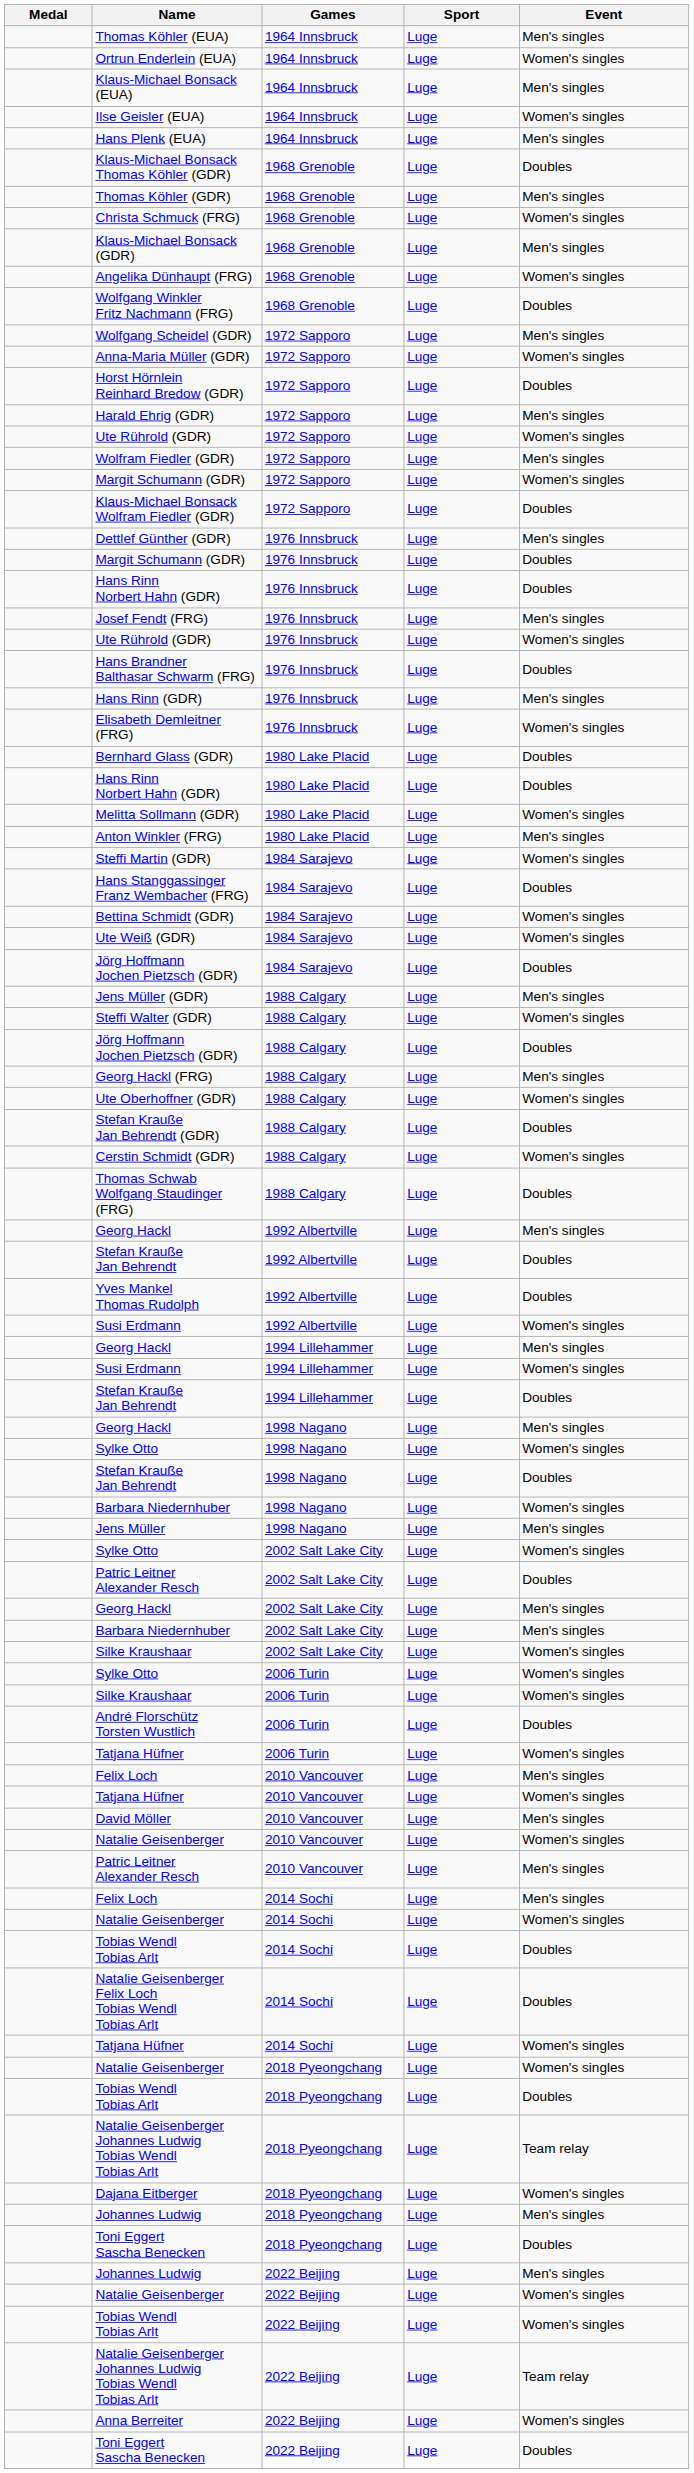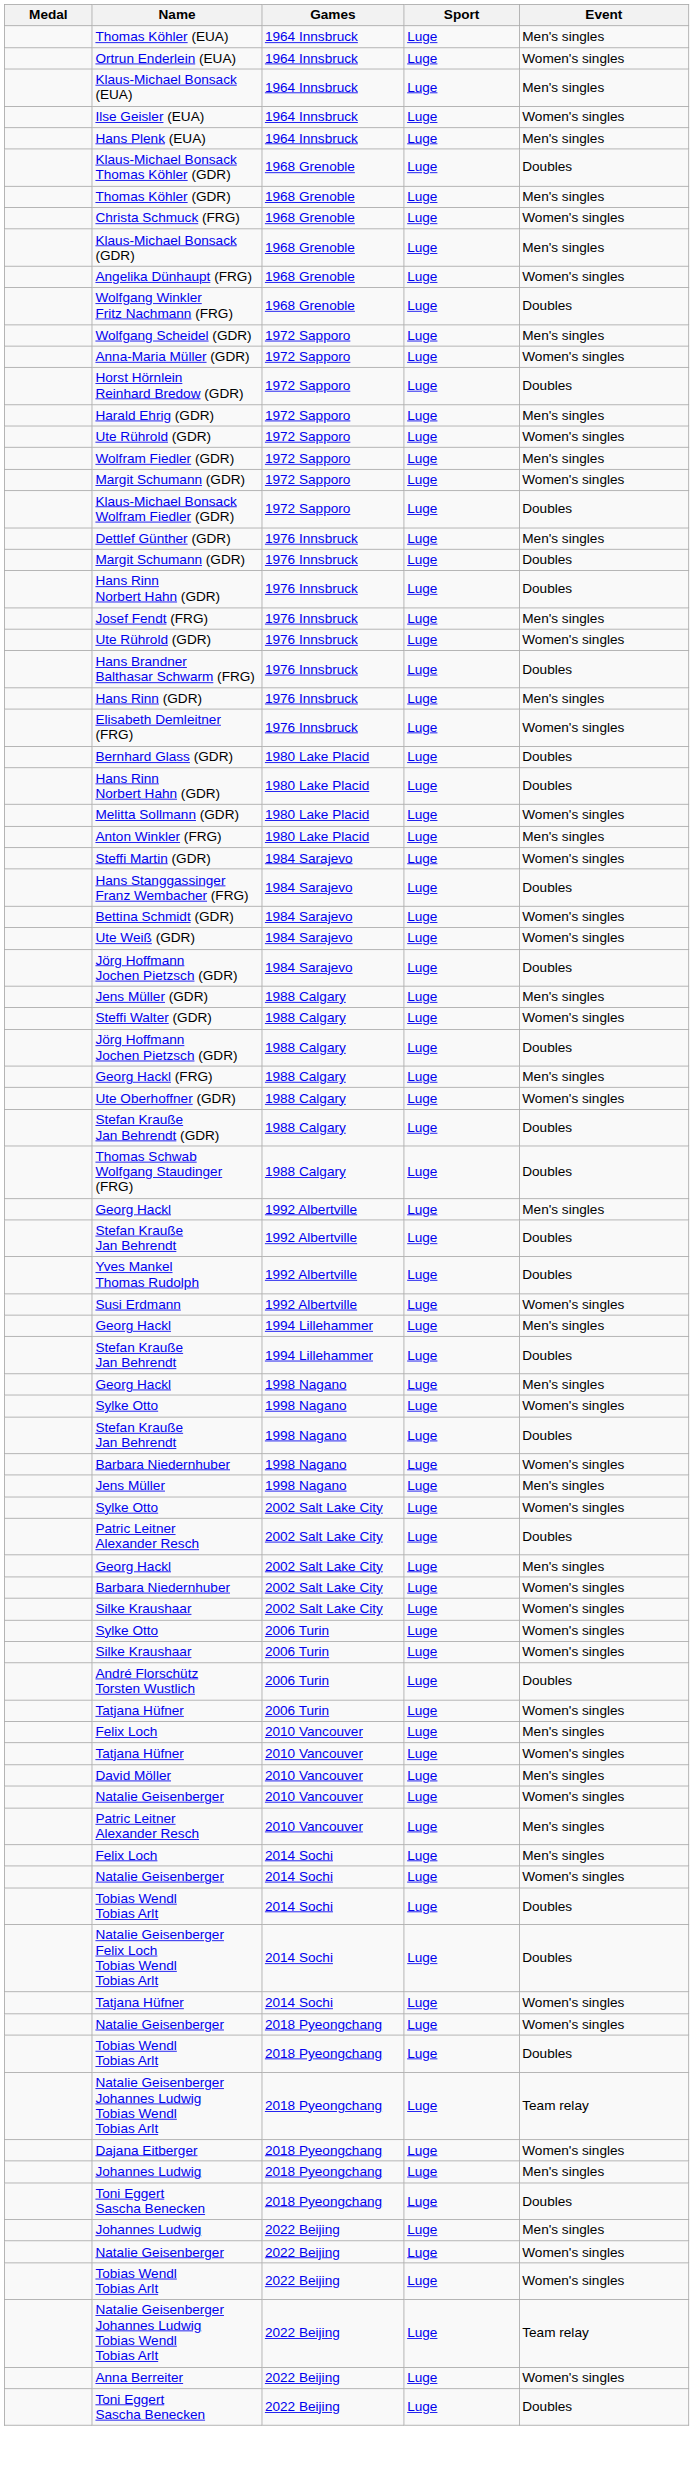- row: (165, 1156)
- row: (138, 1369)
(563, 1630) Men's singles -> (573, 1587) Women's singles
